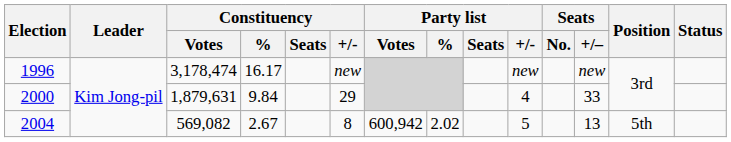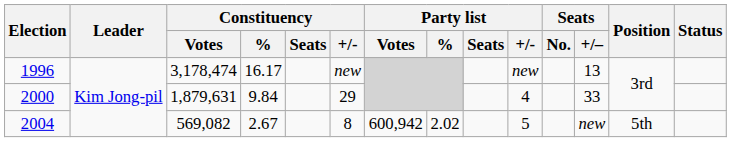(592, 70) new -> (592, 70) 13
(592, 123) 13 -> (592, 123) new
